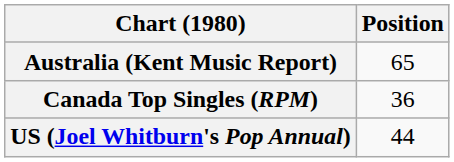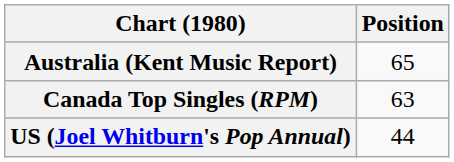(403, 99) 36 -> (403, 99) 63
